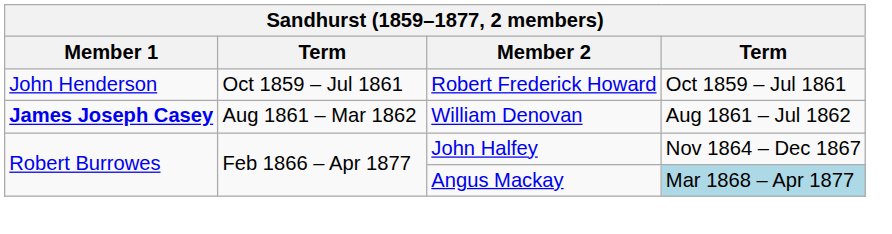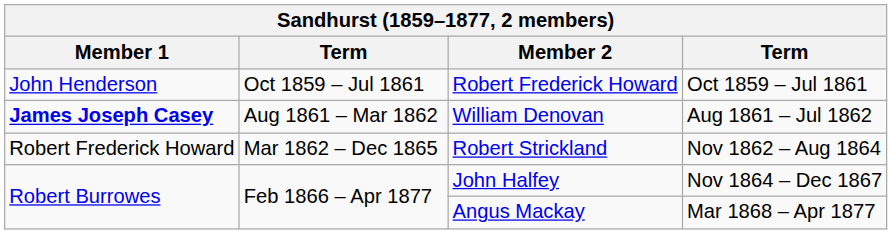+ row: (530, 148)
(760, 180) lightblue background -> (781, 212) no background
